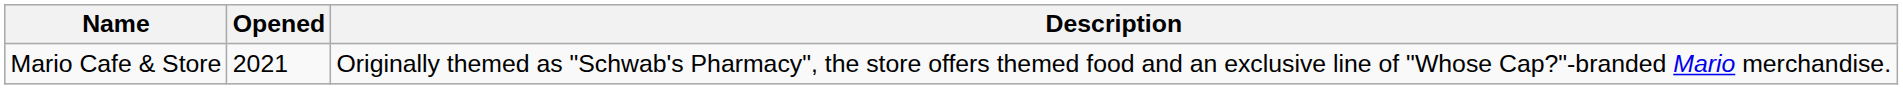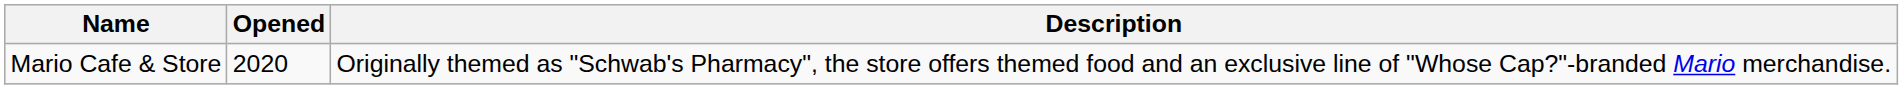(260, 63) 2021 -> (260, 63) 2020
